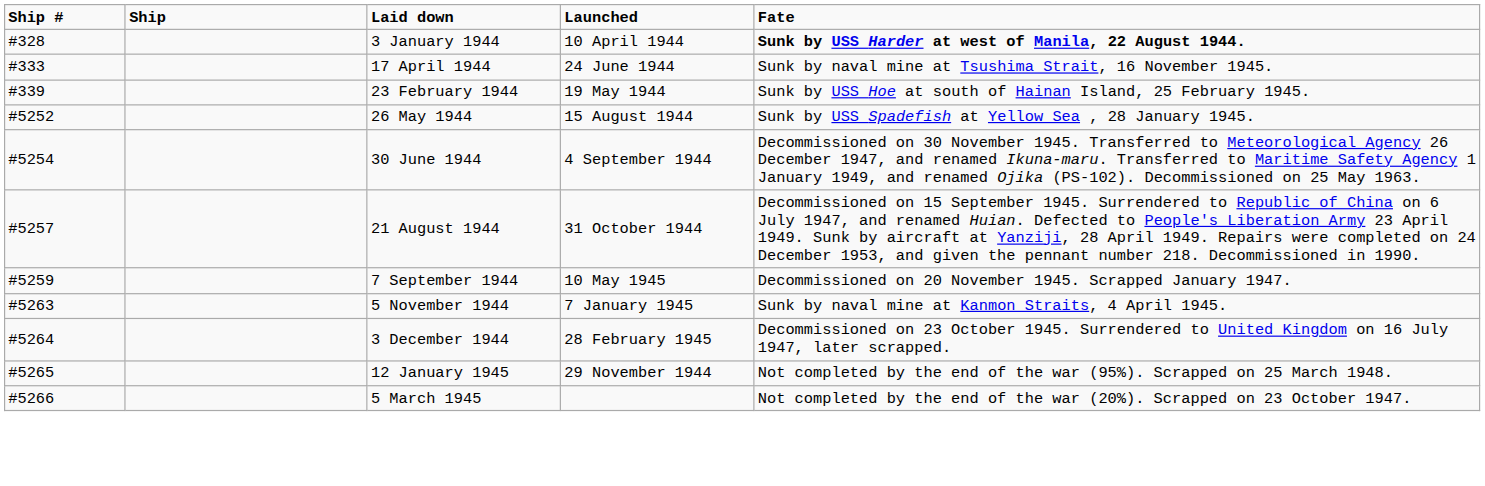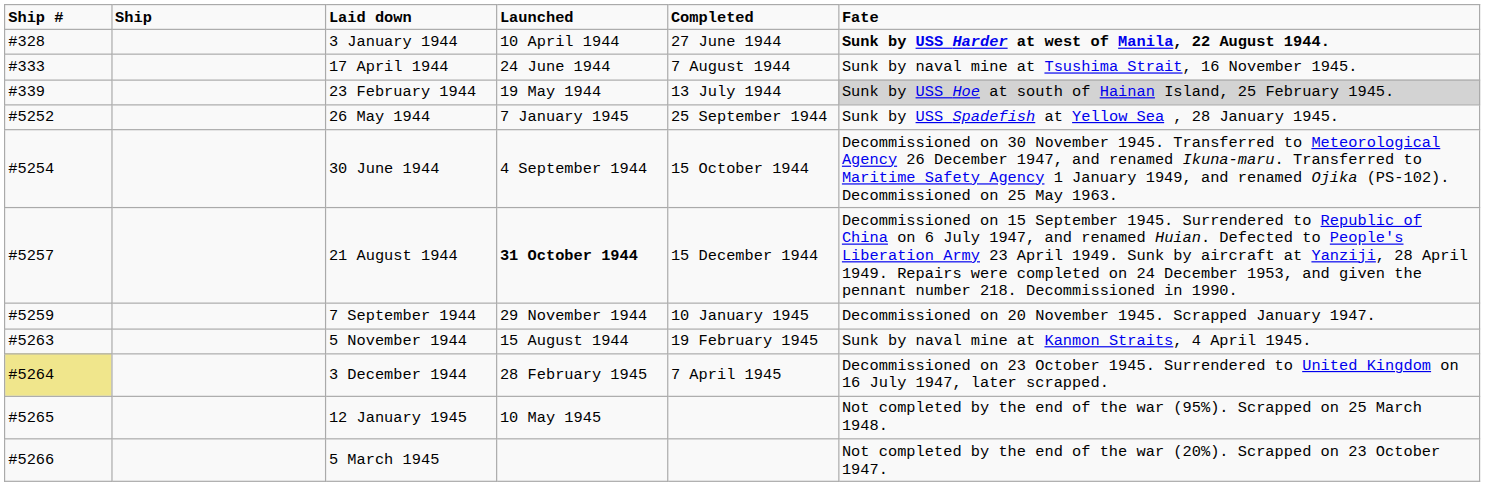+ column: (712, 17)
(1034, 92) no background -> (1118, 92) lightgrey background
(629, 117) 15 August 1944 -> (564, 117) 7 January 1945
(633, 229) normal -> (569, 256) bold
(615, 281) 10 May 1945 -> (574, 316) 29 November 1944
(629, 306) 7 January 1945 -> (564, 341) 15 August 1944
(31, 339) no background -> (31, 375) khaki background
(638, 373) 29 November 1944 -> (551, 418) 10 May 1945
